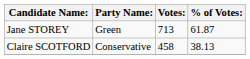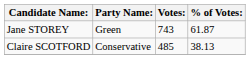(166, 29) 713 -> (166, 29) 743
(166, 46) 458 -> (166, 46) 485
